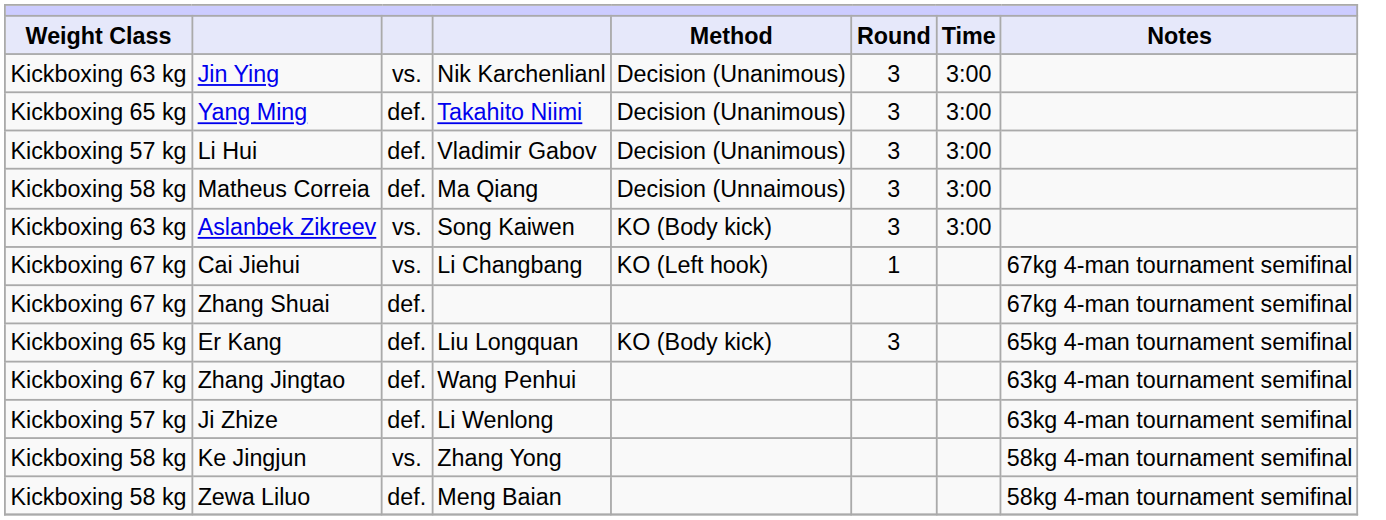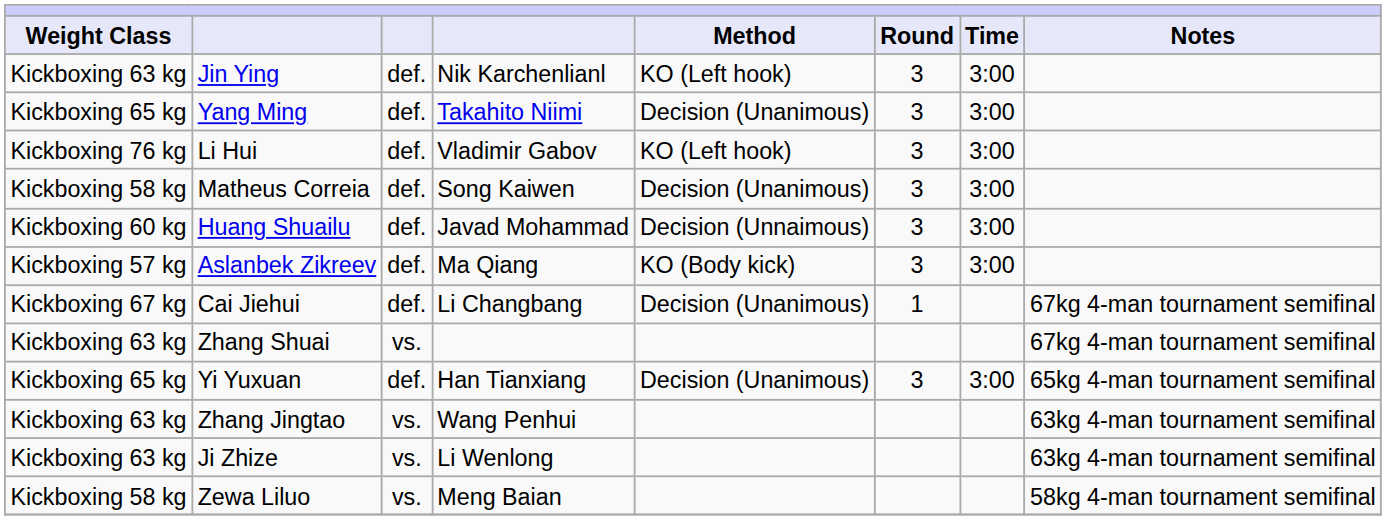(407, 73) vs. -> (407, 73) def.
(731, 73) Decision (Unanimous) -> (716, 73) KO (Left hook)
(98, 150) Kickboxing 57 kg -> (98, 150) Kickboxing 76 kg
(731, 150) Decision (Unanimous) -> (716, 150) KO (Left hook)
(488, 189) Ma Qiang -> (506, 189) Song Kaiwen
(731, 189) Decision (Unnaimous) -> (755, 189) Decision (Unanimous)
+ row: (274, 227)
(98, 227) Kickboxing 63 kg -> (98, 265) Kickboxing 57 kg
(407, 227) vs. -> (407, 265) def.
(506, 227) Song Kaiwen -> (488, 265) Ma Qiang
(407, 265) vs. -> (407, 304) def.
(692, 265) KO (Left hook) -> (755, 304) Decision (Unanimous)
(98, 304) Kickboxing 67 kg -> (98, 342) Kickboxing 63 kg
(407, 304) def. -> (407, 342) vs.
+ row: (249, 381)
- row: (240, 342)
(98, 381) Kickboxing 67 kg -> (98, 419) Kickboxing 63 kg
(407, 381) def. -> (407, 419) vs.
(98, 419) Kickboxing 57 kg -> (98, 457) Kickboxing 63 kg
(407, 419) def. -> (407, 457) vs.
- row: (252, 457)
(407, 496) def. -> (407, 496) vs.
